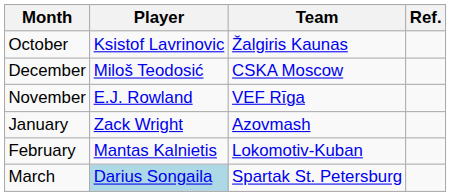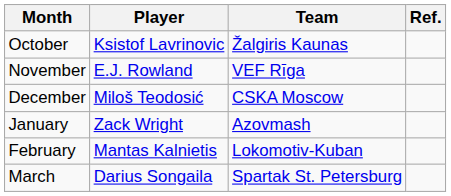rows swapped: (47, 97) <-> (47, 71)
(153, 177) lightblue background -> (153, 177) no background
